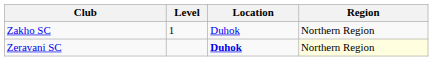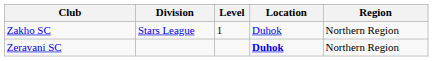+ column: (175, 13)
(338, 47) lightyellow background -> (362, 47) no background
